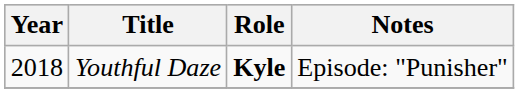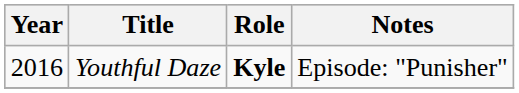(37, 66) 2018 -> (37, 66) 2016
